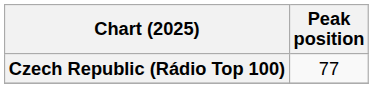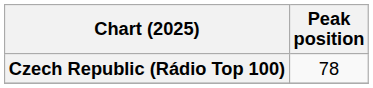(329, 68) 77 -> (329, 68) 78
